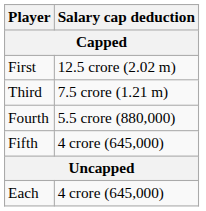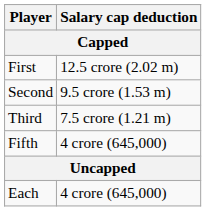+ row: (31, 92)
- row: (28, 117)
